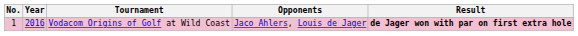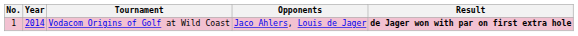(35, 24) 2016 -> (35, 24) 2014
